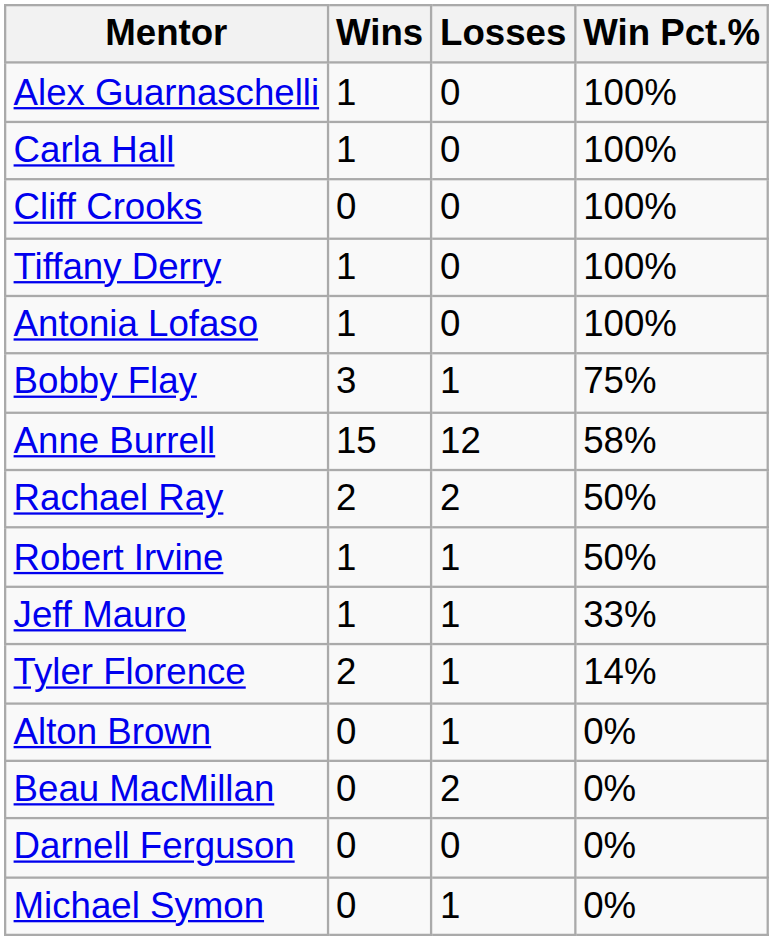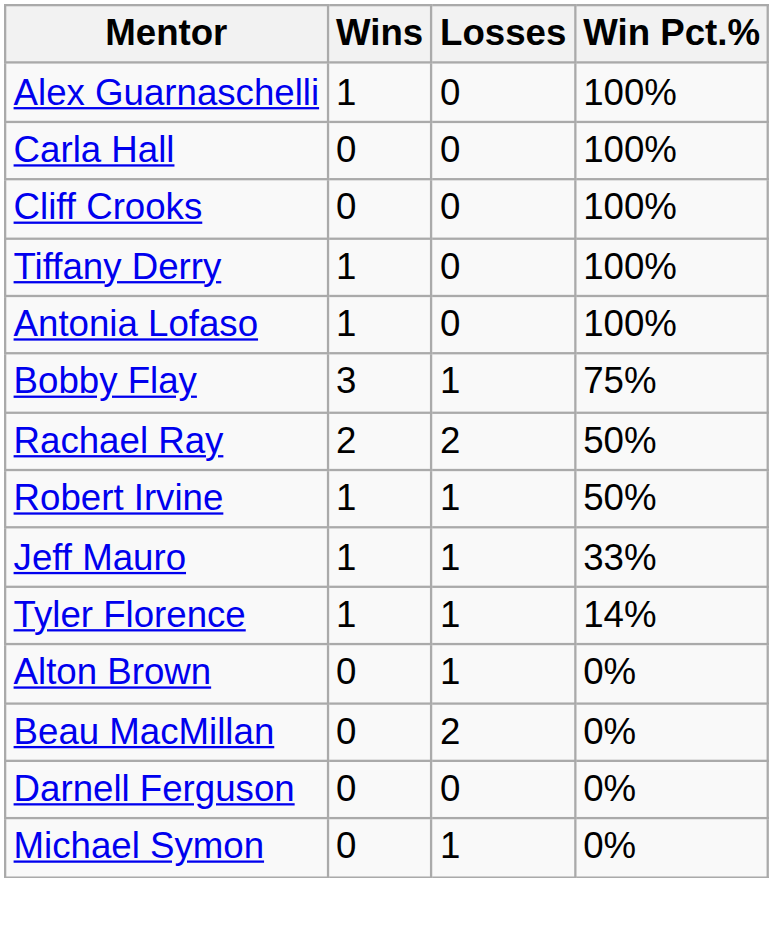(346, 149) 1 -> (346, 149) 0
- row: (114, 440)
(346, 672) 2 -> (346, 614) 1
